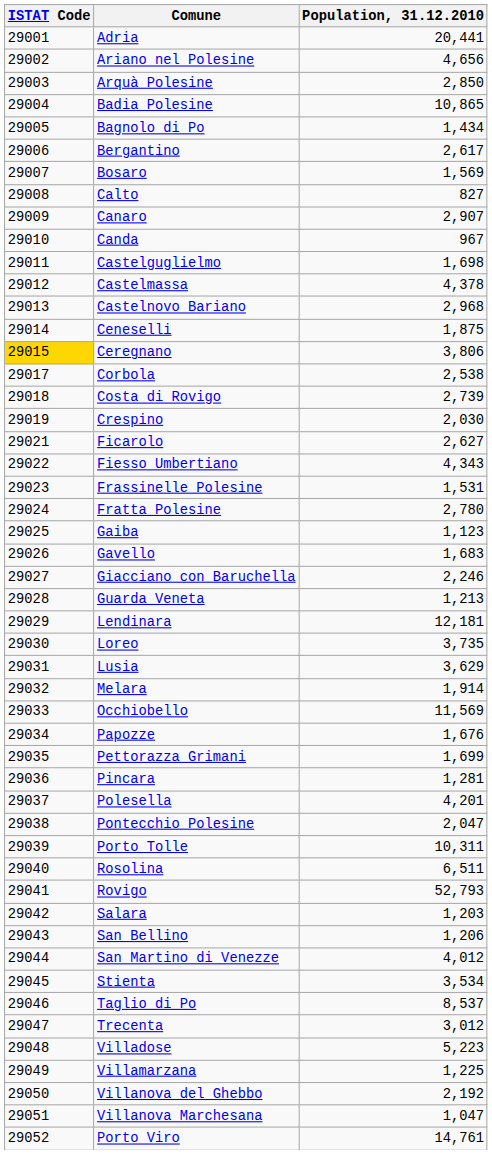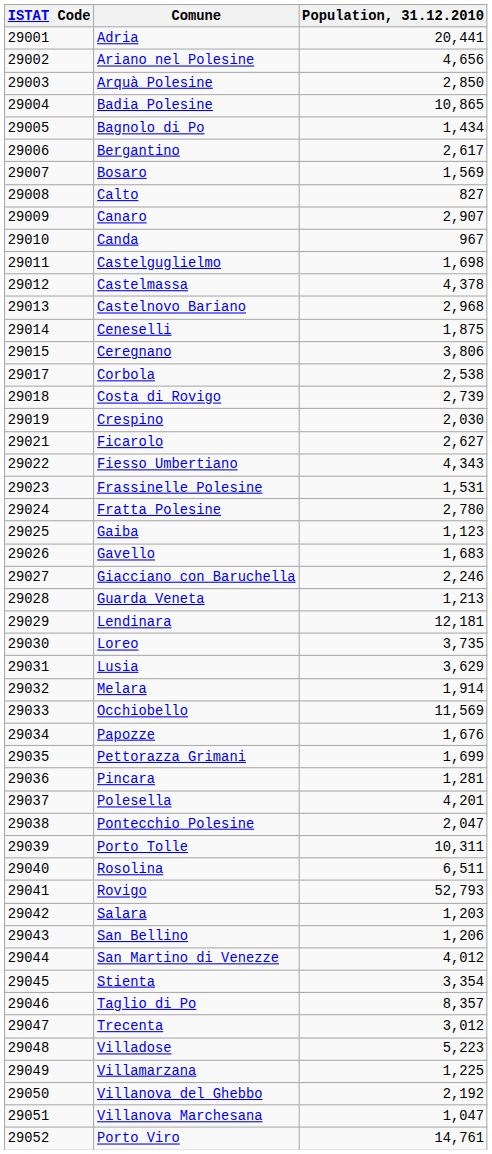(28, 353) gold background -> (28, 353) no background
(463, 981) 3,534 -> (463, 981) 3,354
(463, 1004) 8,537 -> (463, 1004) 8,357
